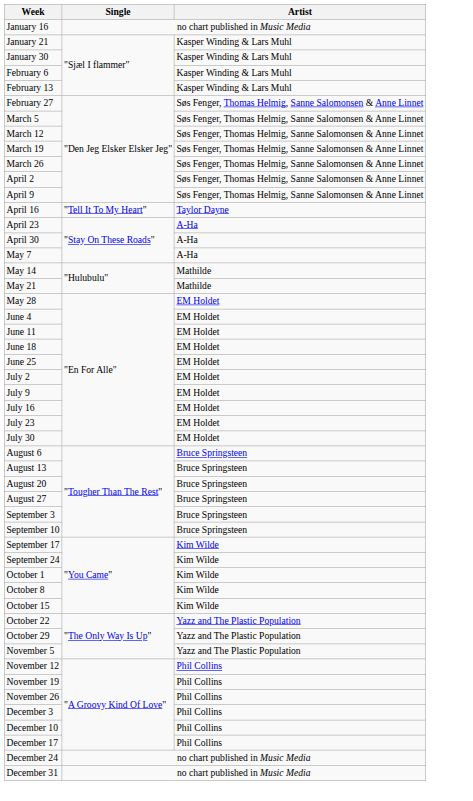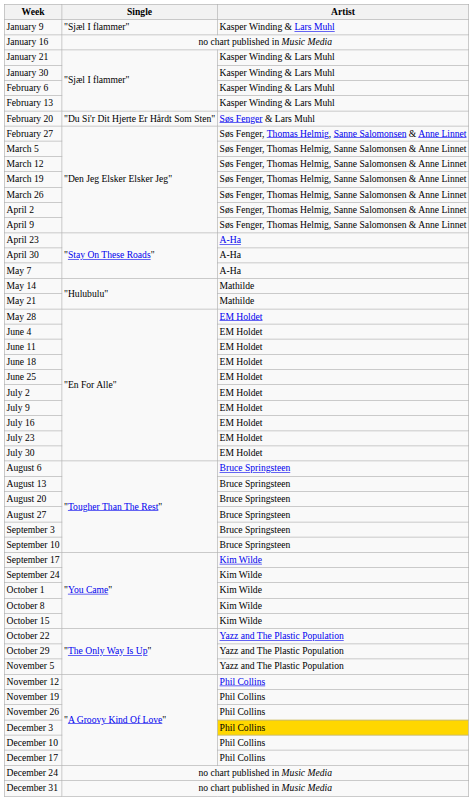+ row: (25, 27)
+ row: (30, 118)
- row: (23, 210)
(199, 712) no background -> (242, 727) gold background
